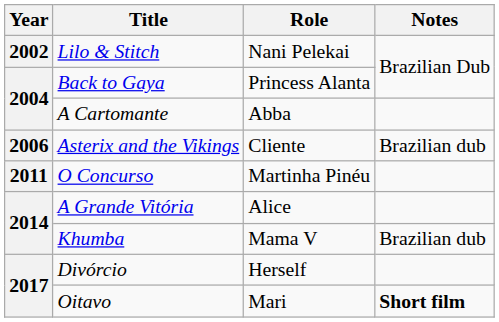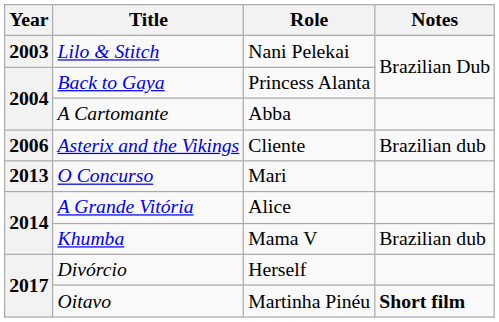(29, 51) 2002 -> (29, 51) 2003
(29, 176) 2011 -> (29, 176) 2013
(309, 176) Martinha Pinéu -> (267, 176) Mari
(267, 301) Mari -> (309, 301) Martinha Pinéu
